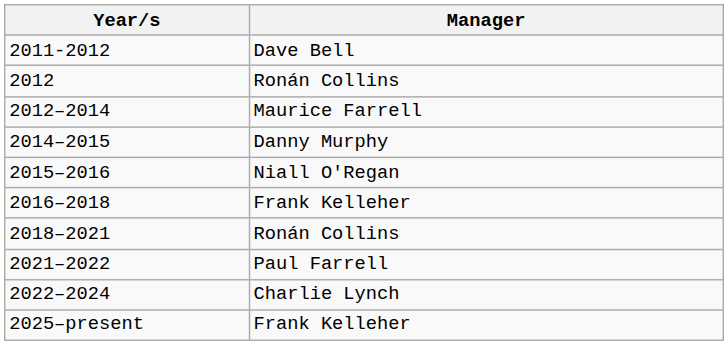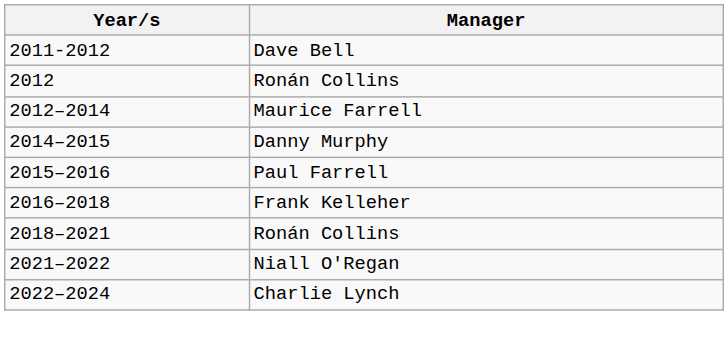(327, 173) Niall O'Regan -> (321, 173) Paul Farrell
(321, 264) Paul Farrell -> (327, 264) Niall O'Regan
- row: (77, 325)
